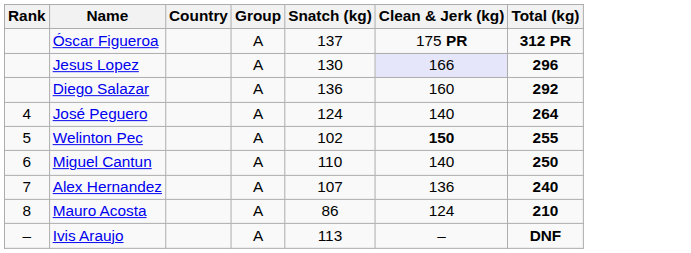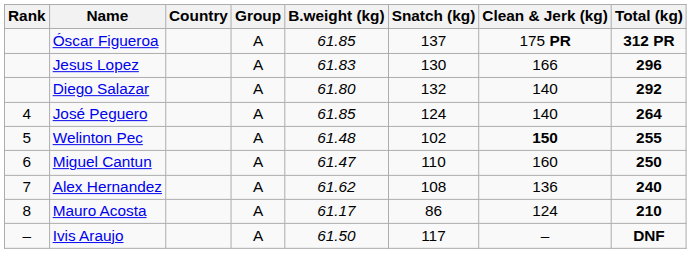+ column: (336, 16)
(442, 65) lavender background -> (545, 65) no background
(330, 89) 136 -> (433, 89) 132
(442, 89) 160 -> (545, 89) 140
(442, 162) 140 -> (545, 162) 160
(330, 187) 107 -> (433, 187) 108
(330, 235) 113 -> (433, 235) 117
